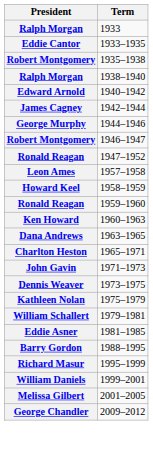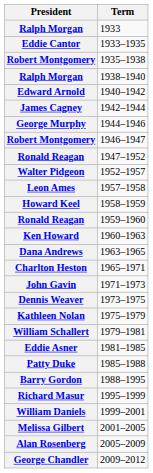+ row: (123, 172)
+ row: (123, 364)
+ row: (123, 444)
